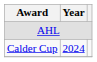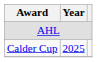(74, 48) 2024 -> (74, 48) 2025
